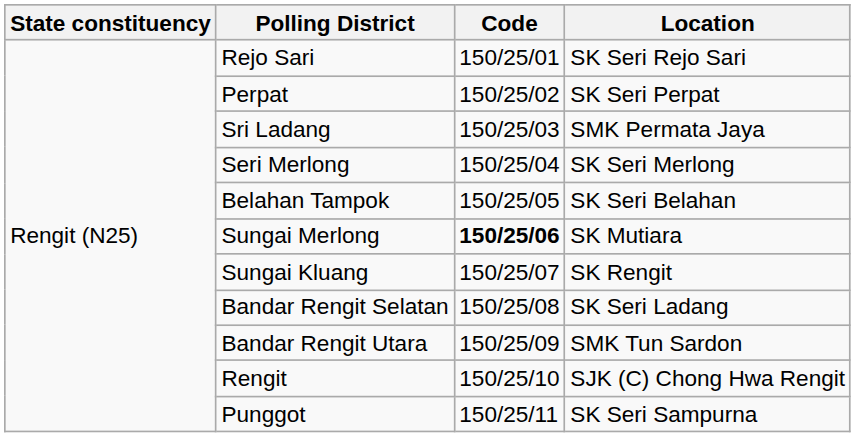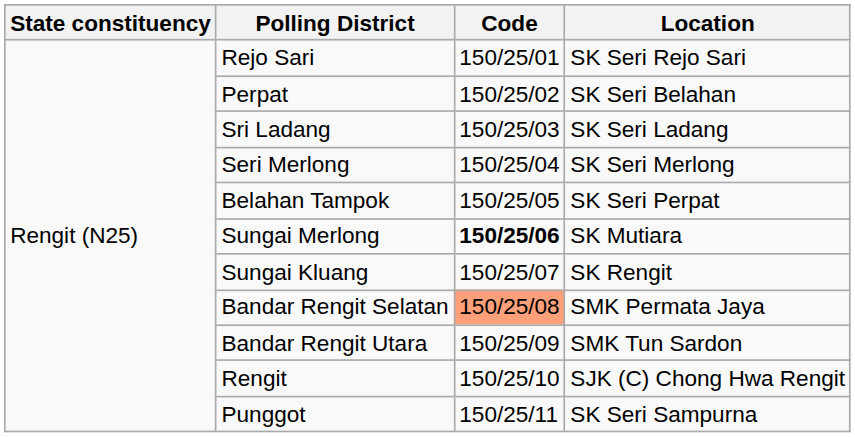(645, 93) SK Seri Perpat -> (653, 93) SK Seri Belahan
(668, 129) SMK Permata Jaya -> (649, 129) SK Seri Ladang
(653, 200) SK Seri Belahan -> (645, 200) SK Seri Perpat
(509, 307) no background -> (509, 307) lightsalmon background
(649, 307) SK Seri Ladang -> (668, 307) SMK Permata Jaya
